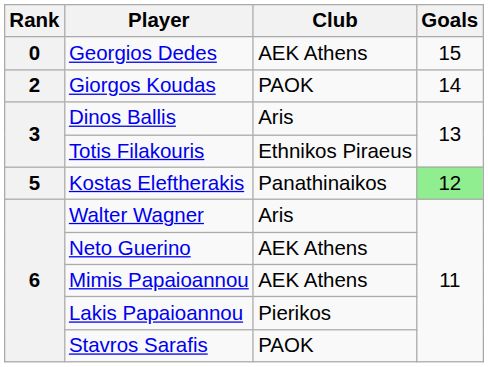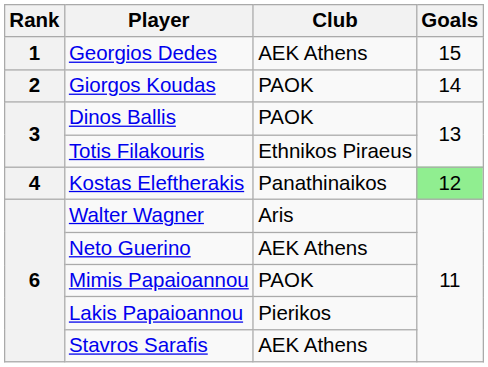(34, 53) 0 -> (34, 53) 1
(276, 118) Aris -> (286, 118) PAOK
(34, 183) 5 -> (34, 183) 4
(313, 280) AEK Athens -> (286, 280) PAOK
(286, 345) PAOK -> (313, 345) AEK Athens
